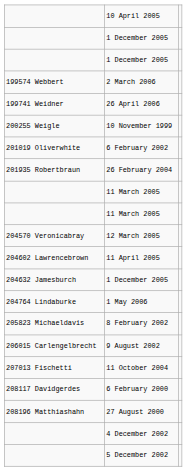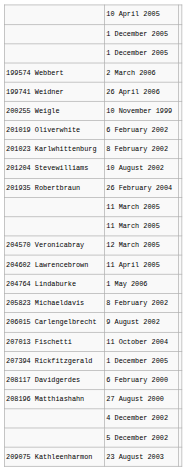+ row: (51, 149)
+ row: (47, 169)
- row: (41, 280)
+ row: (49, 361)
+ row: (49, 457)
